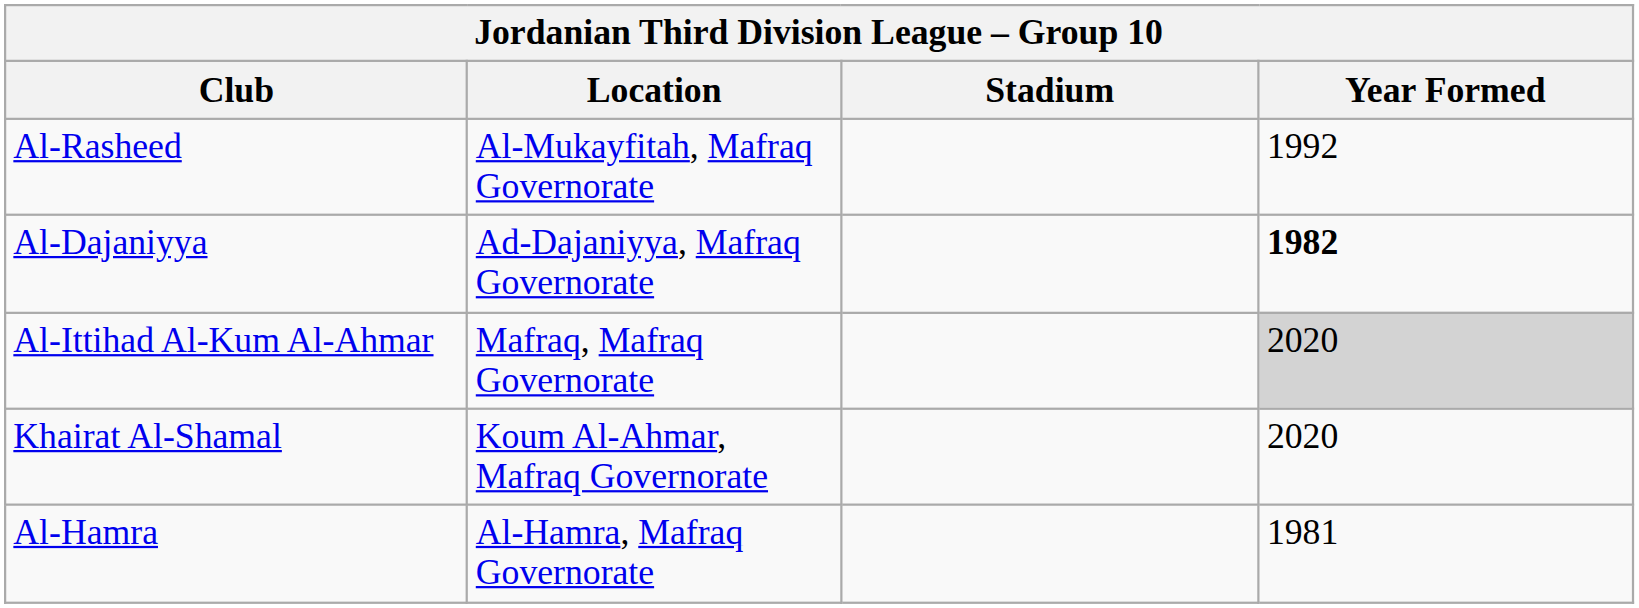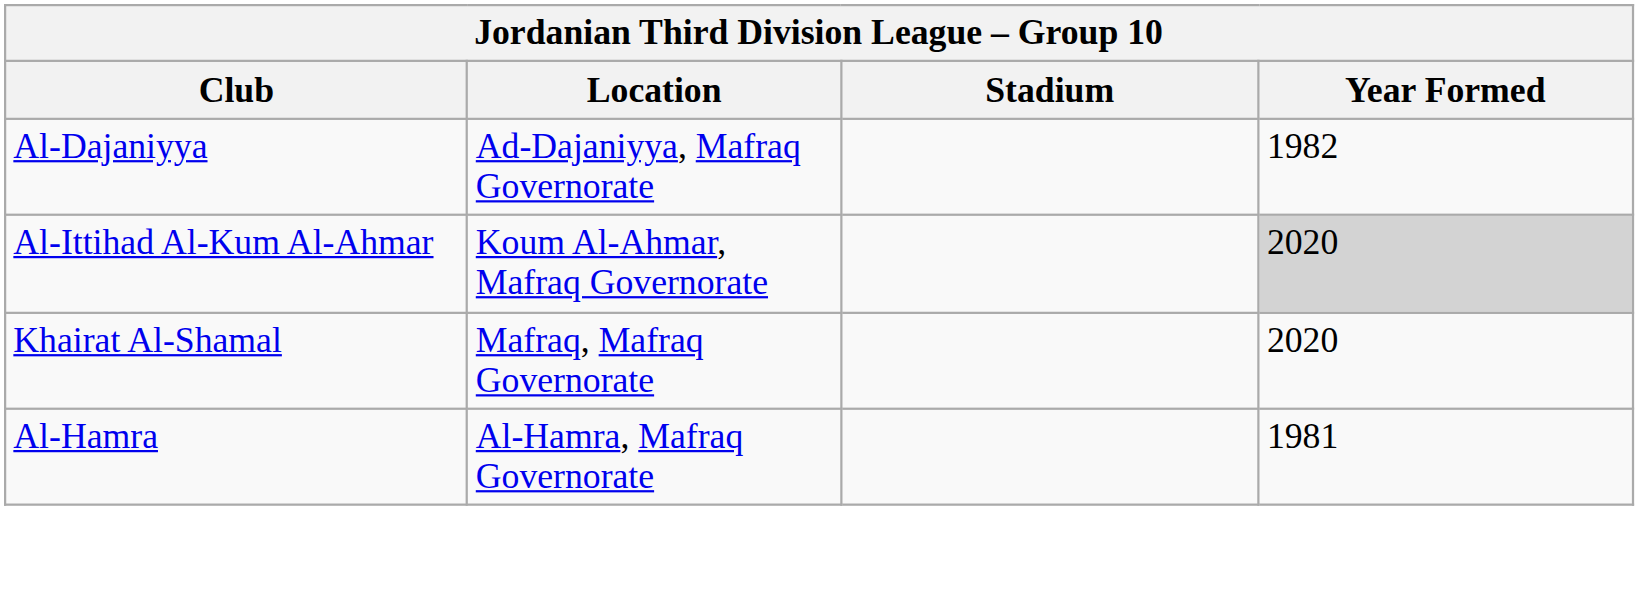- row: (98, 145)
(1303, 242) bold -> (1303, 145) normal
(590, 359) Mafraq, Mafraq Governorate -> (622, 262) Koum Al-Ahmar, Mafraq Governorate
(622, 456) Koum Al-Ahmar, Mafraq Governorate -> (590, 359) Mafraq, Mafraq Governorate
